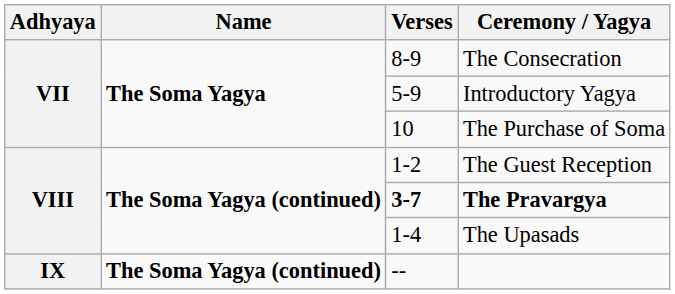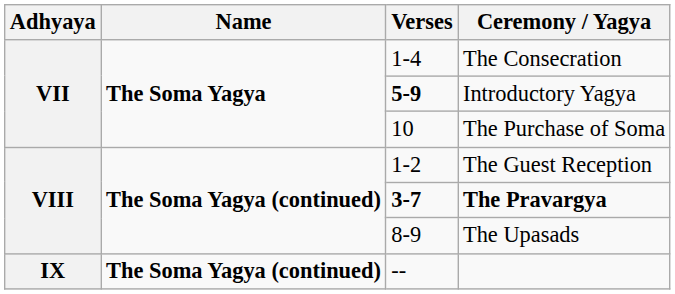(406, 57) 8-9 -> (406, 57) 1-4
(406, 93) normal -> (406, 93) bold
(406, 235) 1-4 -> (406, 235) 8-9
